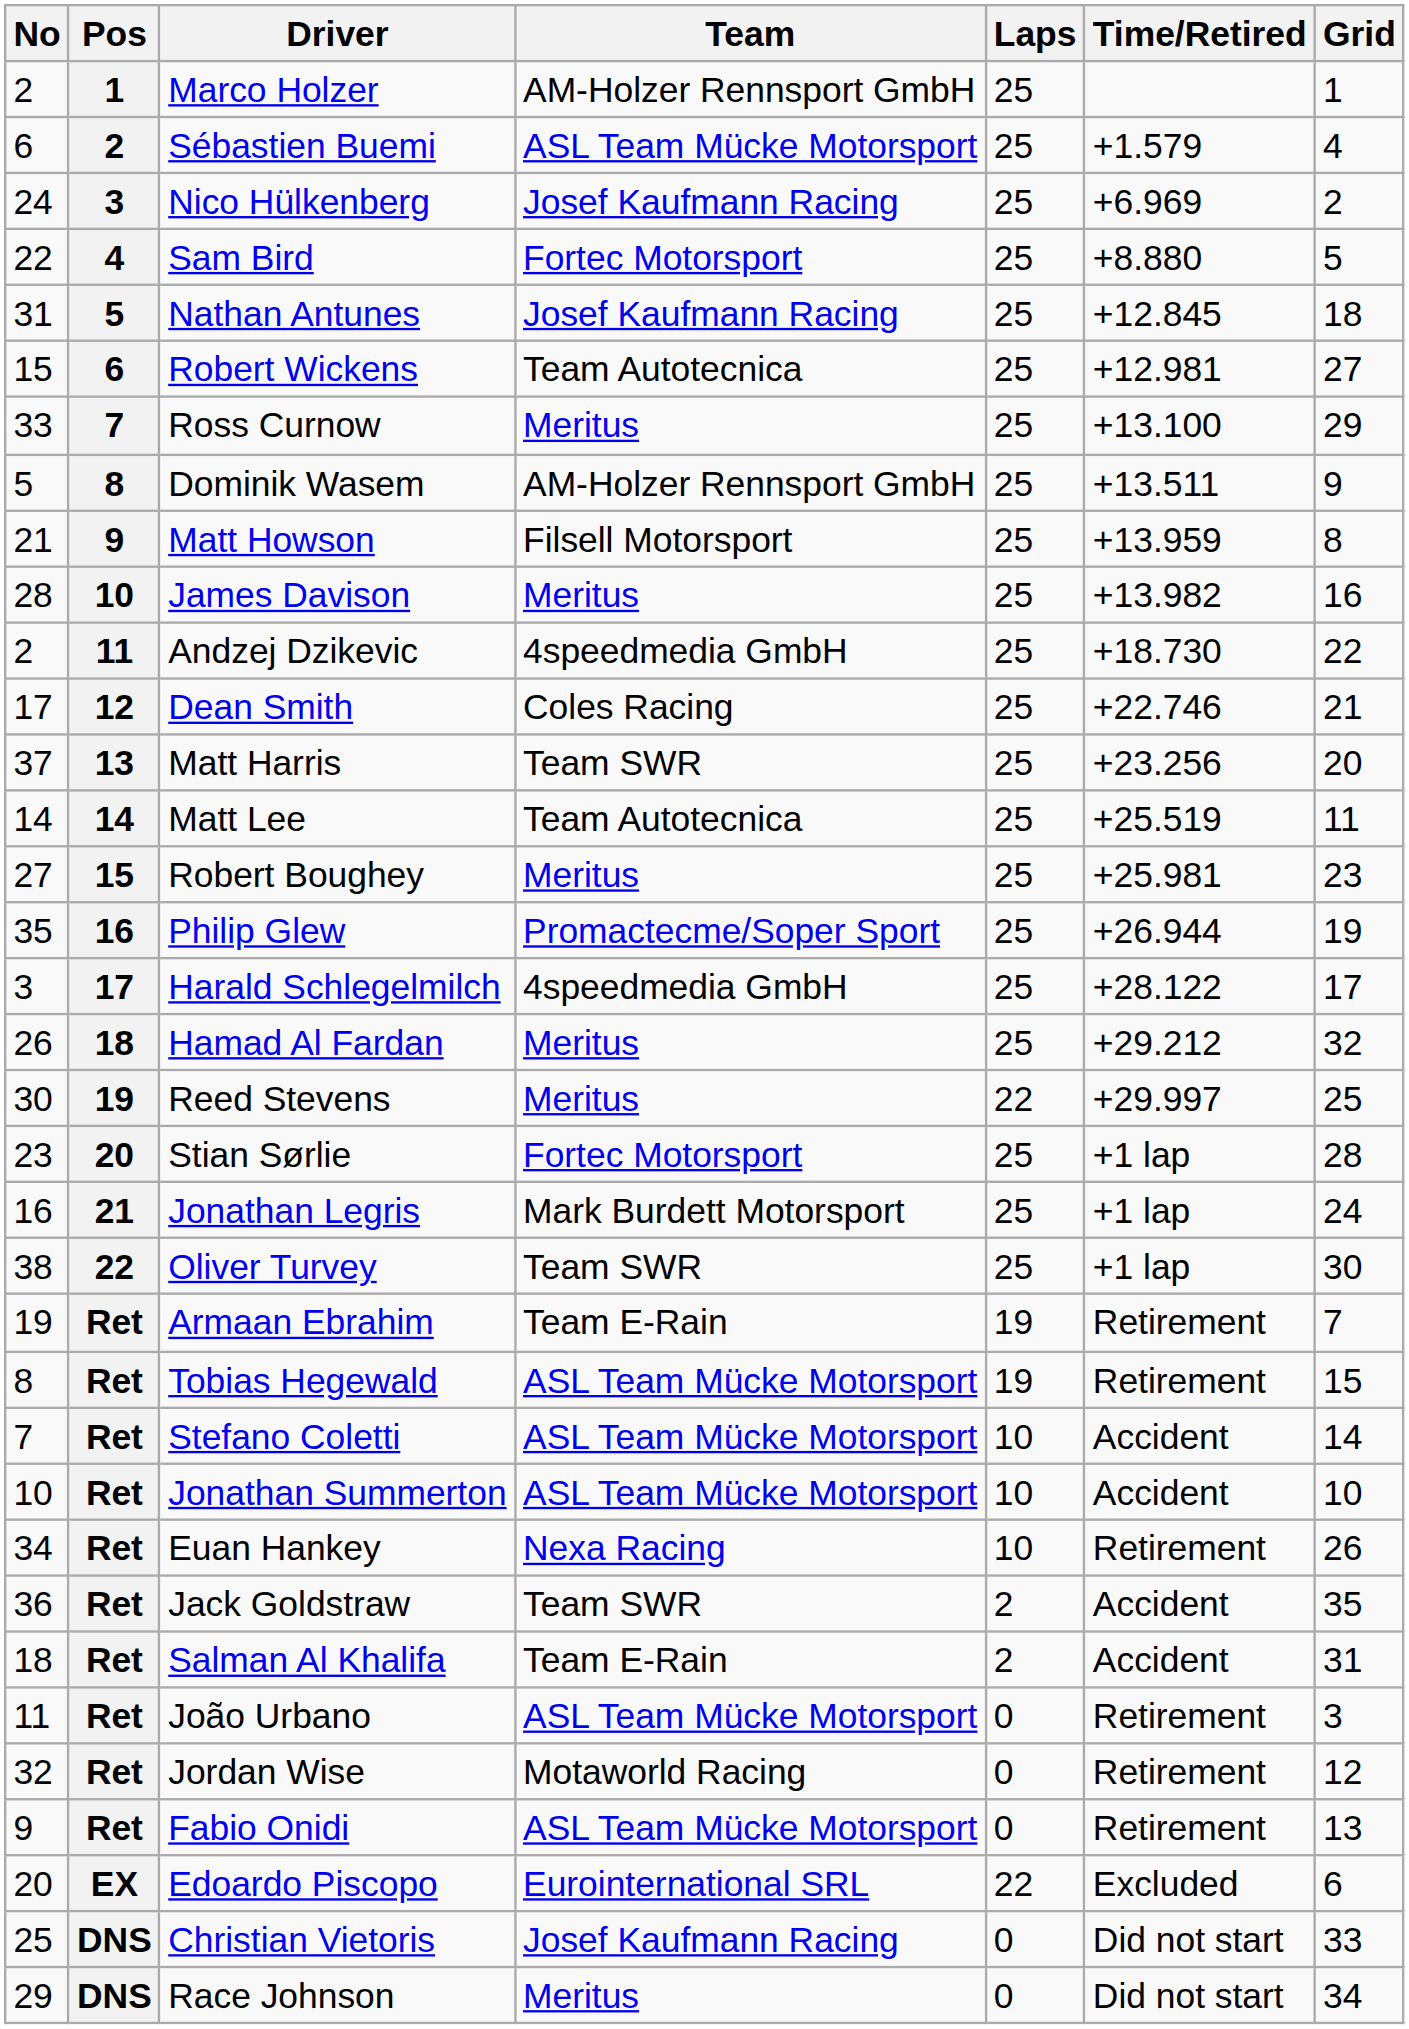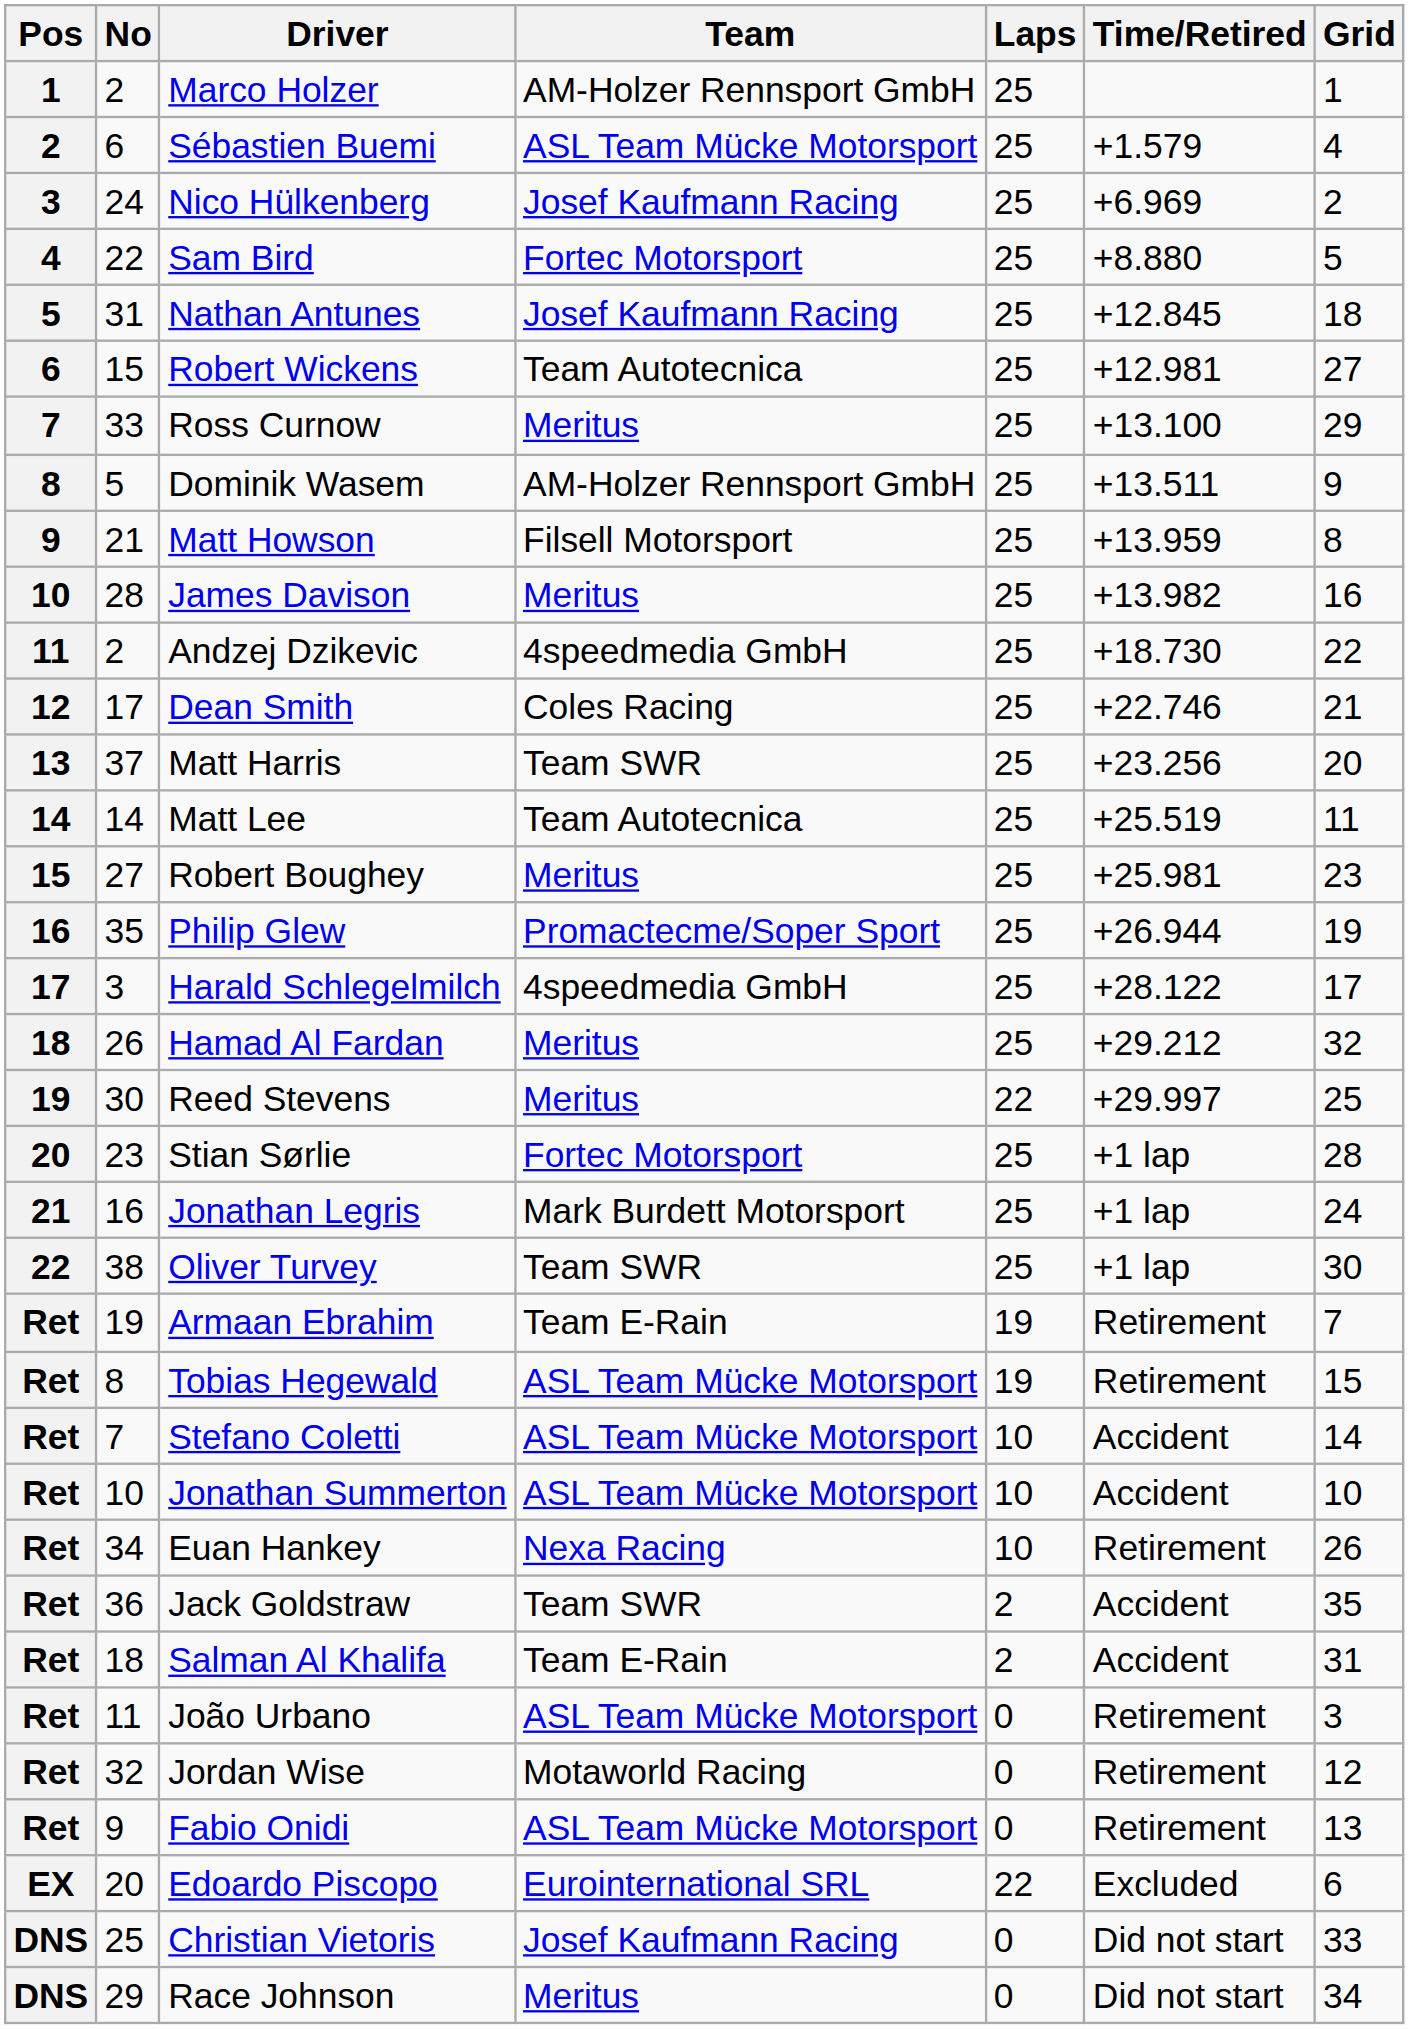columns swapped: (114, 33) <-> (37, 33)
